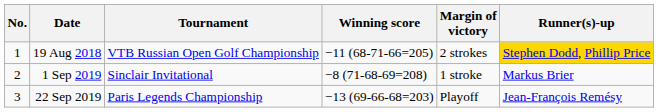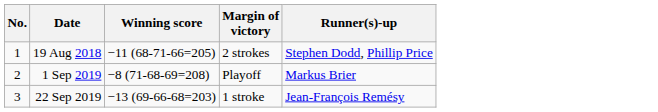- column: (213, 23)
(577, 53) gold background -> (359, 53) no background
(461, 74) 1 stroke -> (241, 74) Playoff
(459, 96) Playoff -> (243, 96) 1 stroke
